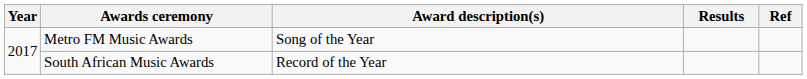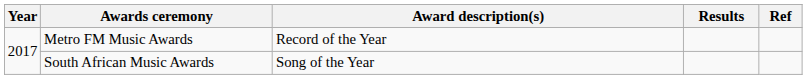(325, 39) Song of the Year -> (331, 39) Record of the Year
(331, 62) Record of the Year -> (325, 62) Song of the Year
